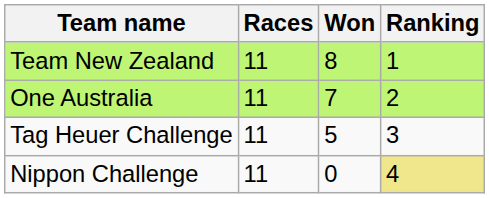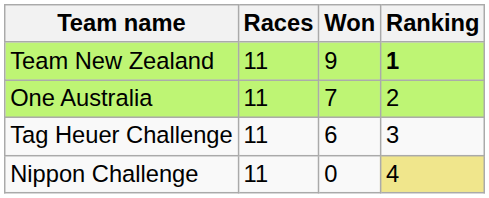(331, 60) 8 -> (331, 60) 9
(393, 60) normal -> (393, 60) bold
(331, 135) 5 -> (331, 135) 6
